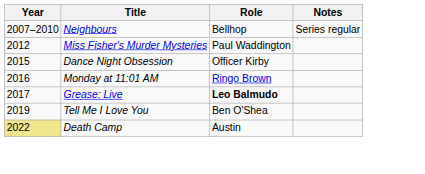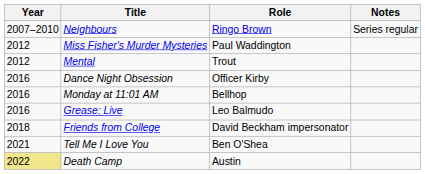(229, 29) Bellhop -> (242, 29) Ringo Brown
+ row: (79, 62)
(18, 62) 2015 -> (18, 78) 2016
(242, 78) Ringo Brown -> (229, 95) Bellhop
(18, 95) 2017 -> (18, 111) 2016
(245, 95) bold -> (243, 111) normal
+ row: (112, 128)
(18, 111) 2019 -> (18, 144) 2021
